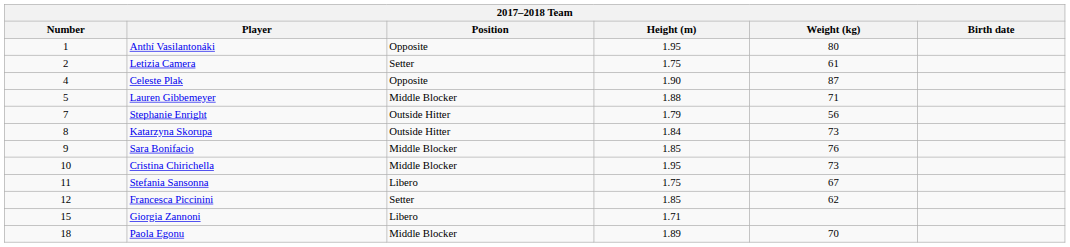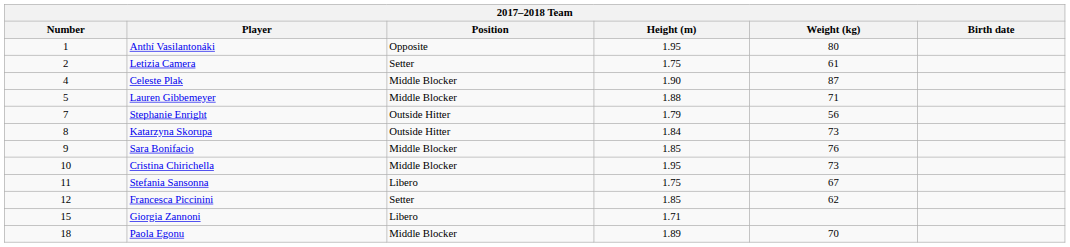(409, 81) Opposite -> (423, 81) Middle Blocker
